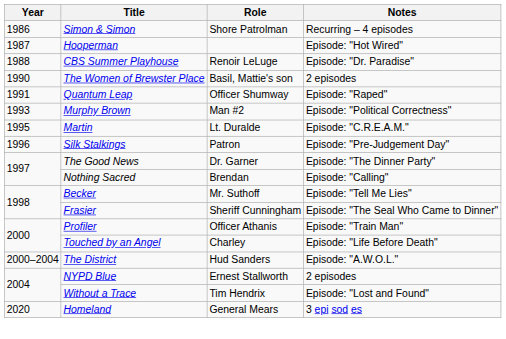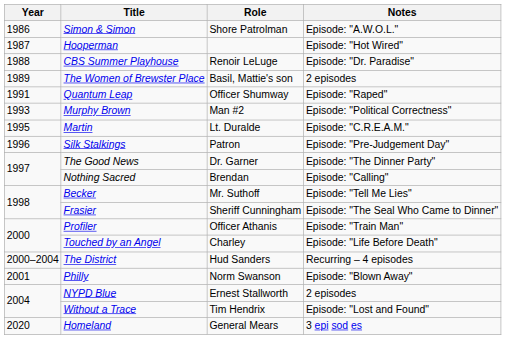(359, 29) Recurring – 4 episodes -> (352, 29) Episode: "A.W.O.L."
(18, 78) 1990 -> (18, 78) 1989
(352, 260) Episode: "A.W.O.L." -> (359, 260) Recurring – 4 episodes
+ row: (76, 276)
